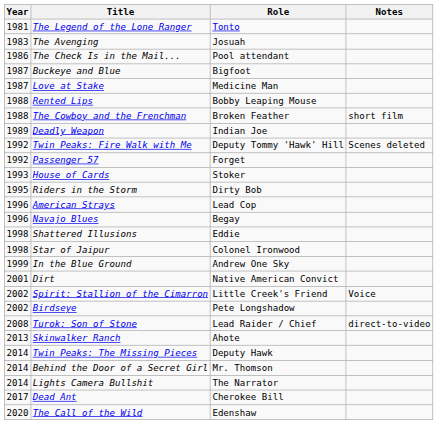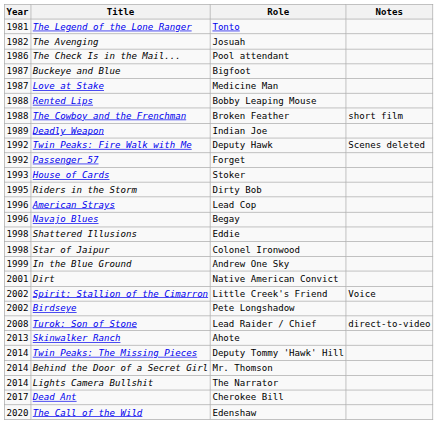(17, 41) 1983 -> (17, 41) 1982
(278, 145) Deputy Tommy 'Hawk' Hill -> (243, 145) Deputy Hawk
(243, 353) Deputy Hawk -> (278, 353) Deputy Tommy 'Hawk' Hill
